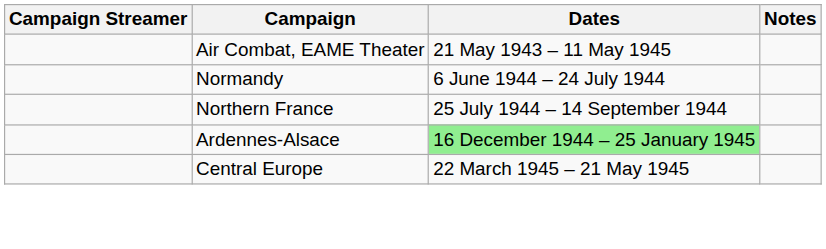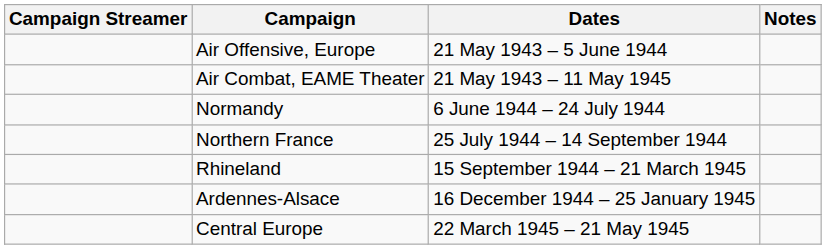+ row: (286, 49)
+ row: (239, 169)
(594, 139) lightgreen background -> (594, 199) no background
